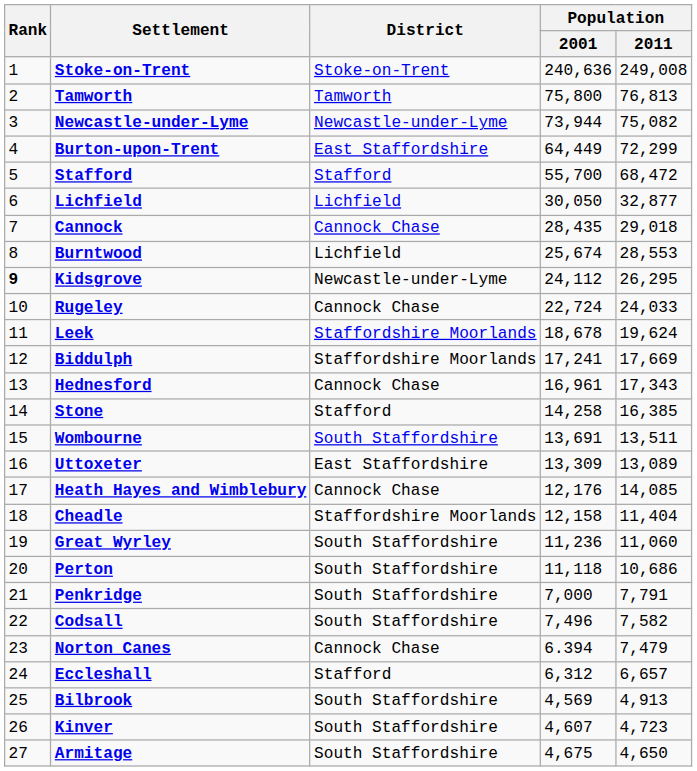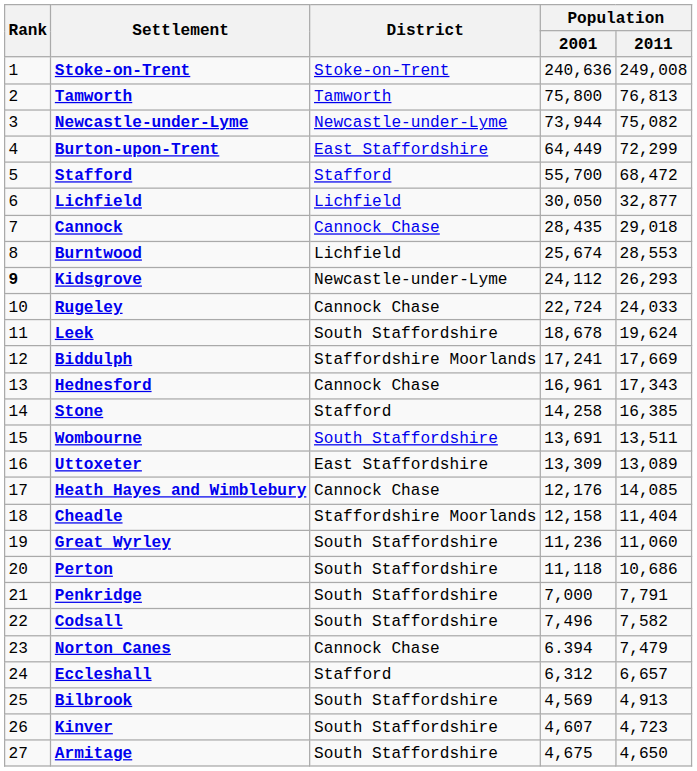(649, 280) 26,295 -> (649, 280) 26,293
(425, 333) Staffordshire Moorlands -> (406, 333) South Staffordshire
